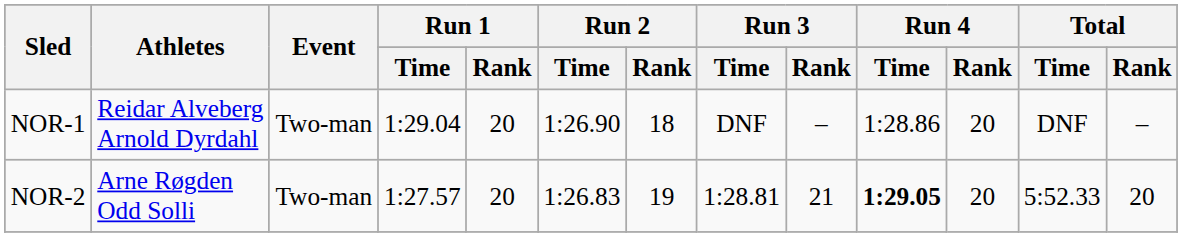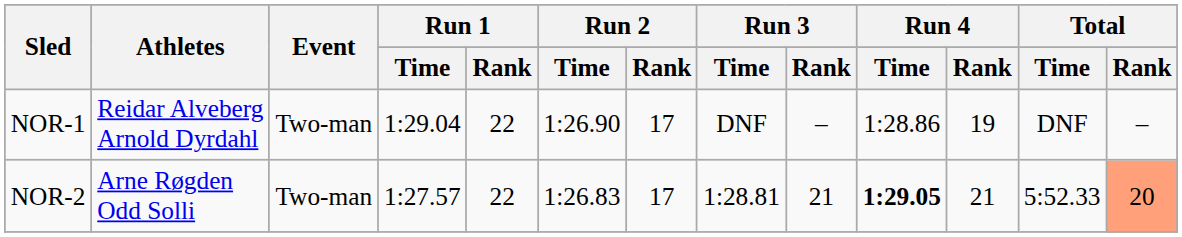(502, 124) 20 -> (502, 124) 22
(662, 124) 18 -> (662, 124) 17
(982, 124) 20 -> (982, 124) 19
(502, 196) 20 -> (502, 196) 22
(662, 196) 19 -> (662, 196) 17
(982, 196) 20 -> (982, 196) 21
(1142, 196) no background -> (1142, 196) lightsalmon background
